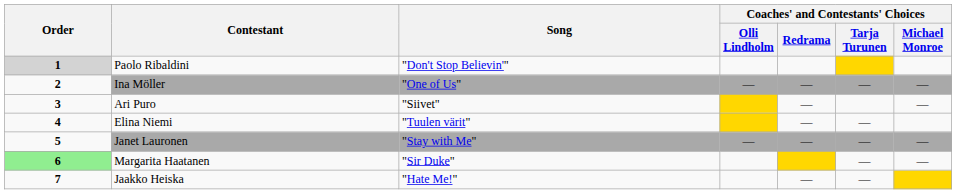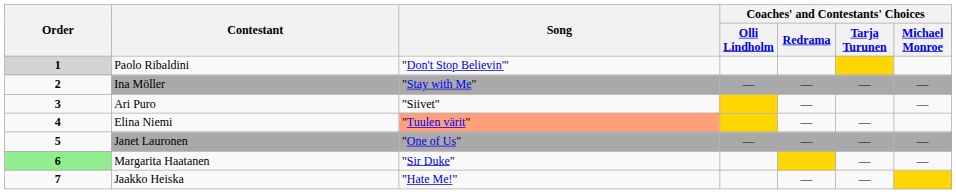(432, 84) "One of Us" -> (439, 84) "Stay with Me"
(436, 122) no background -> (436, 122) lightsalmon background
(439, 141) "Stay with Me" -> (432, 141) "One of Us"
